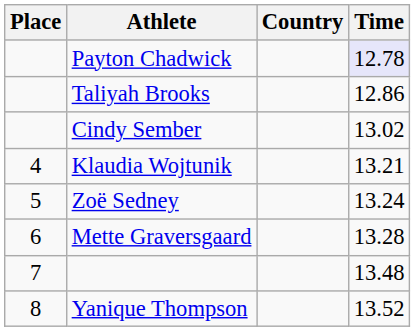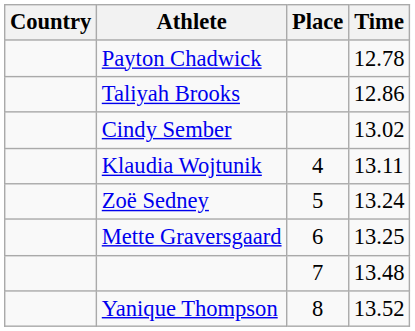columns swapped: (36, 22) <-> (303, 22)
(379, 58) lavender background -> (379, 58) no background
(379, 165) 13.21 -> (379, 165) 13.11
(379, 237) 13.28 -> (379, 237) 13.25
